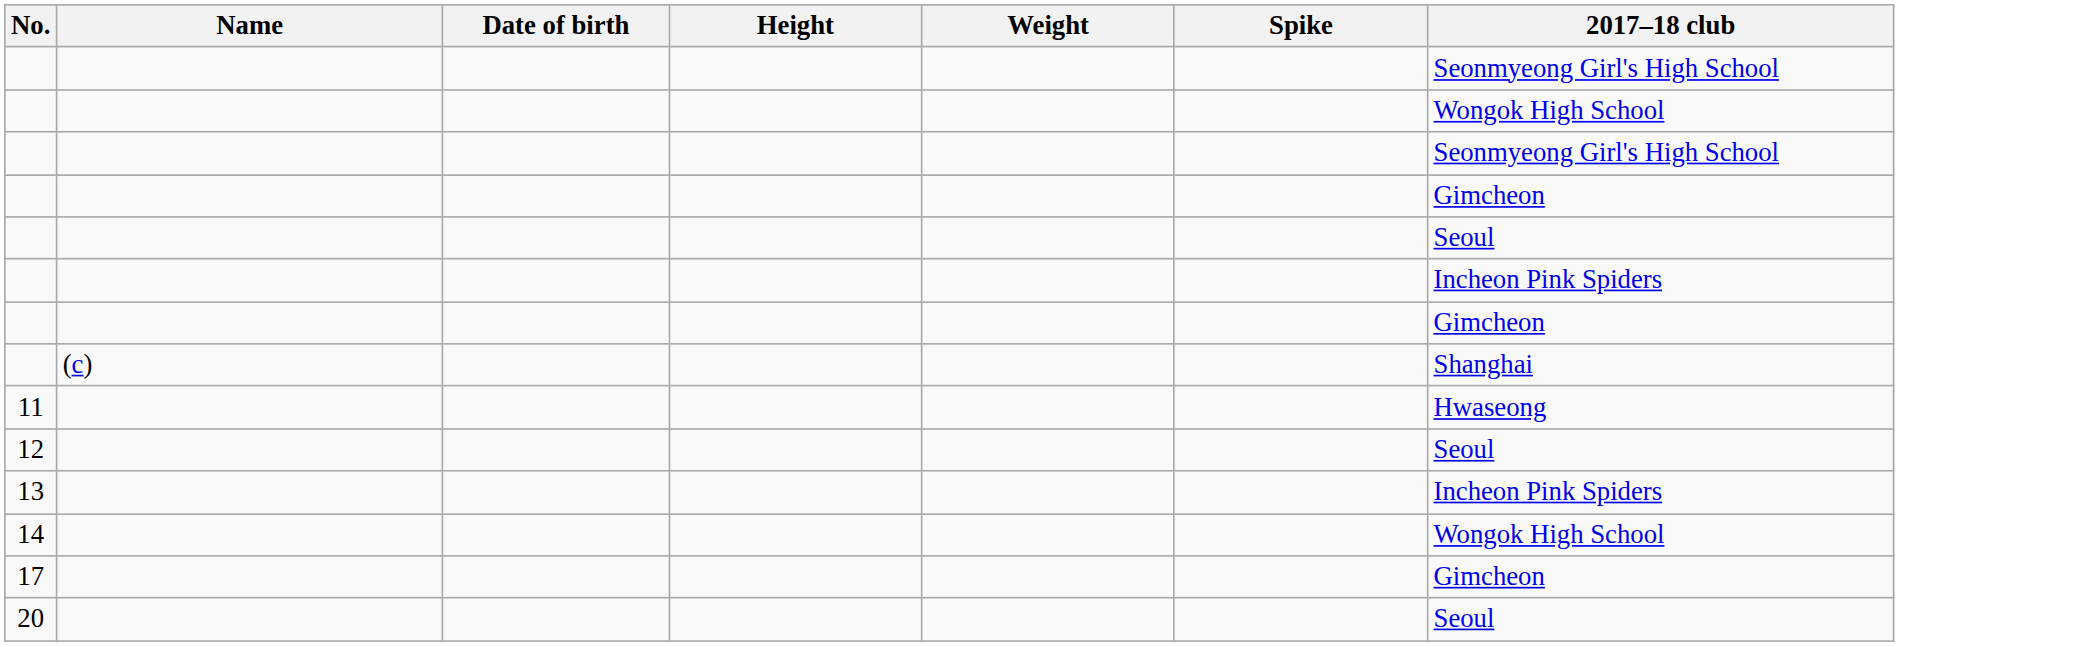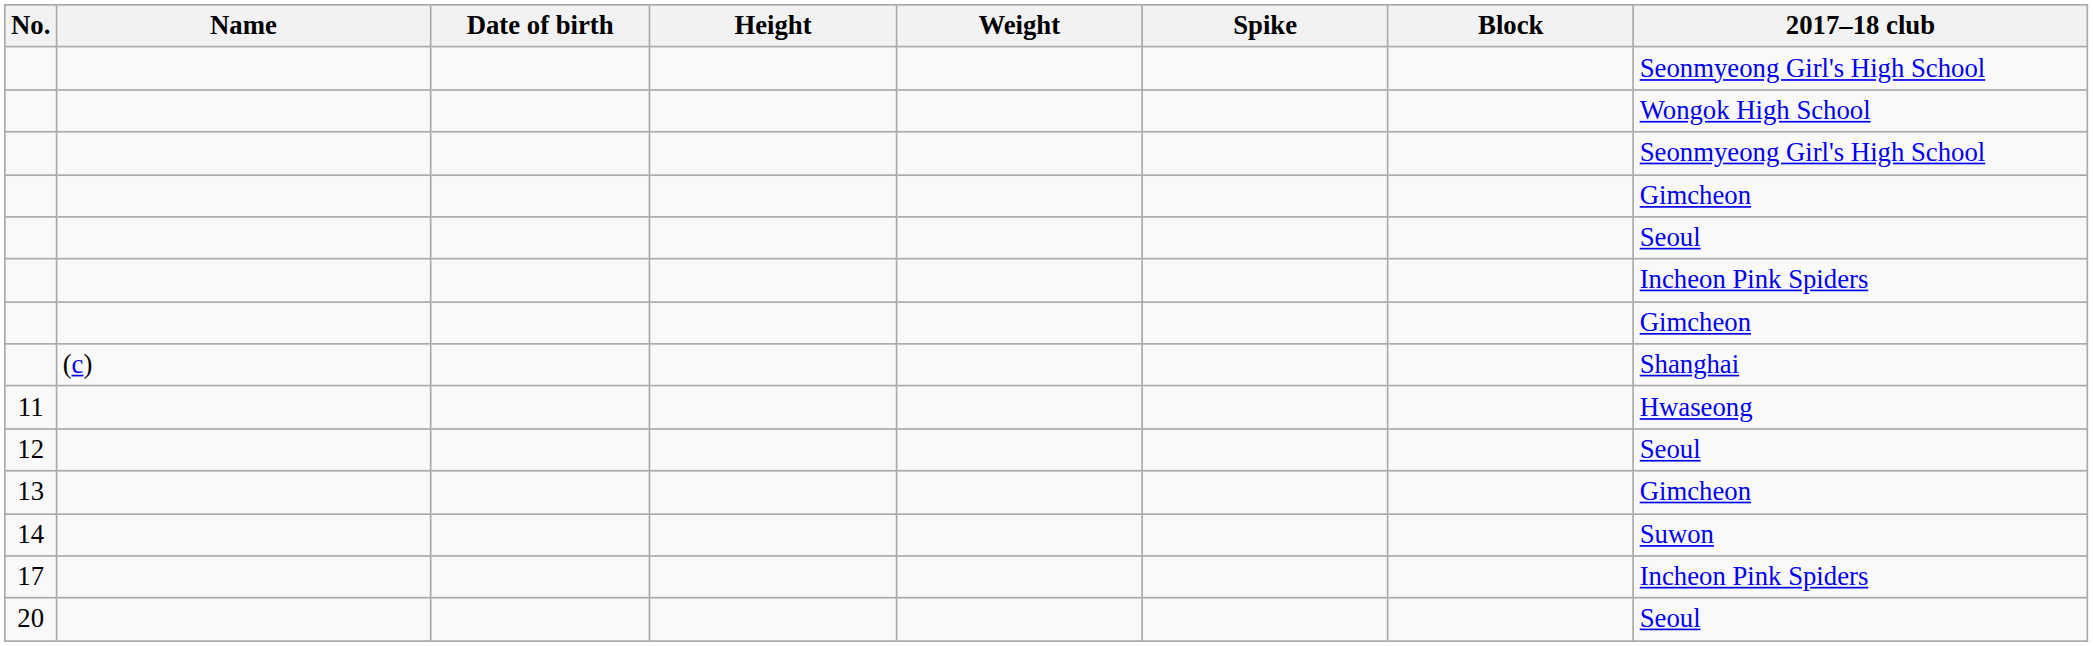+ column: (1511, 25)
(1548, 491) Incheon Pink Spiders -> (1695, 491) Gimcheon
(1549, 534) Wongok High School -> (1677, 534) Suwon
(1489, 576) Gimcheon -> (1754, 576) Incheon Pink Spiders
